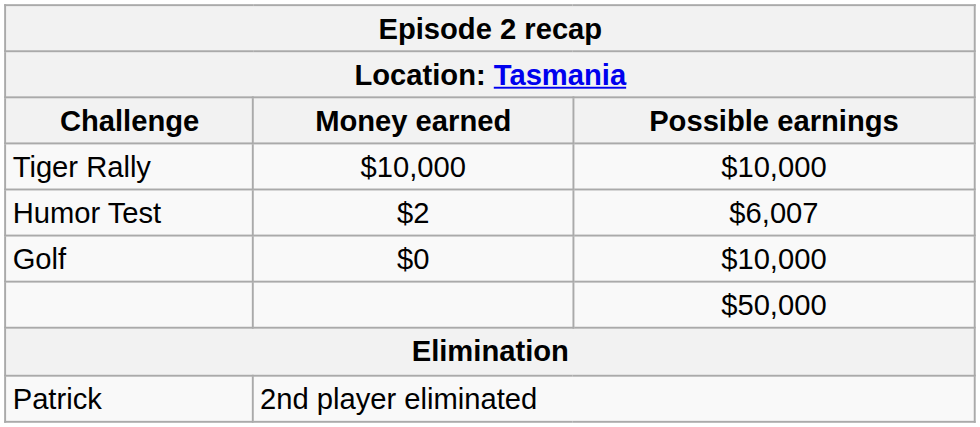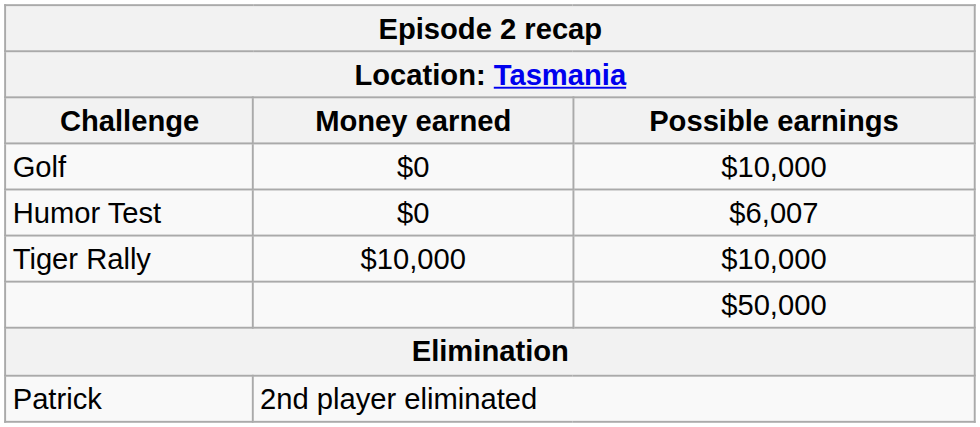rows swapped: (82, 167) <-> (39, 259)
(413, 213) $2 -> (413, 213) $0
